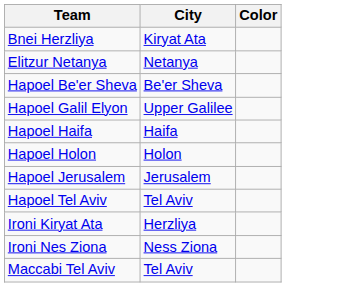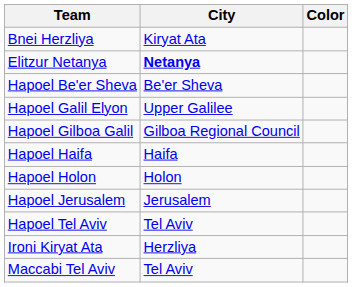(171, 62) normal -> (172, 62) bold
+ row: (71, 131)
- row: (57, 246)
